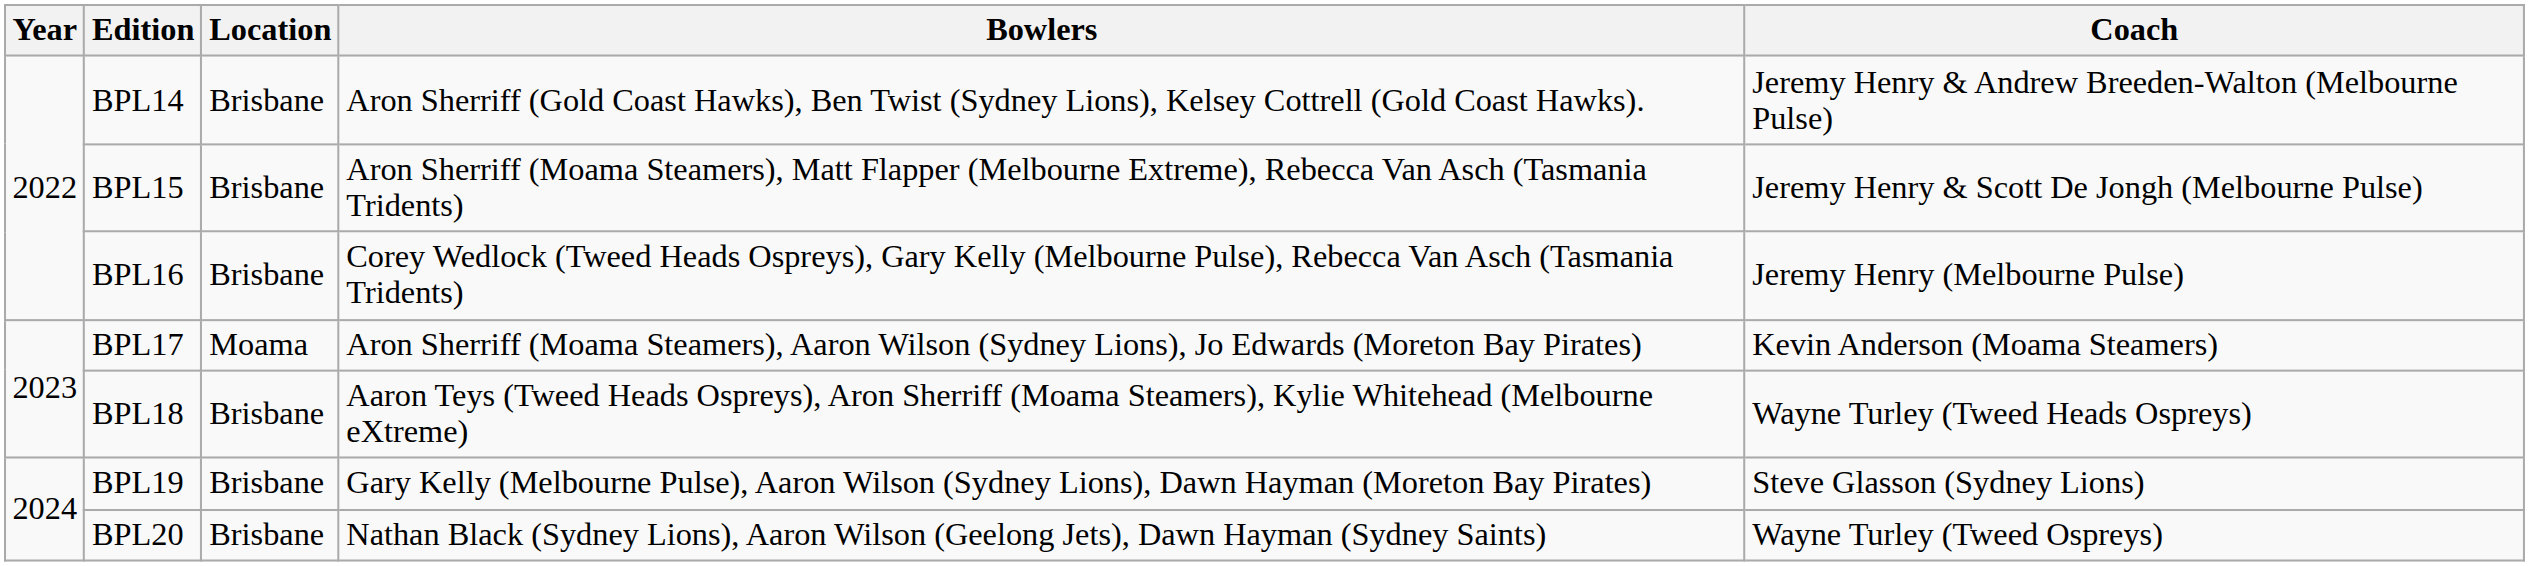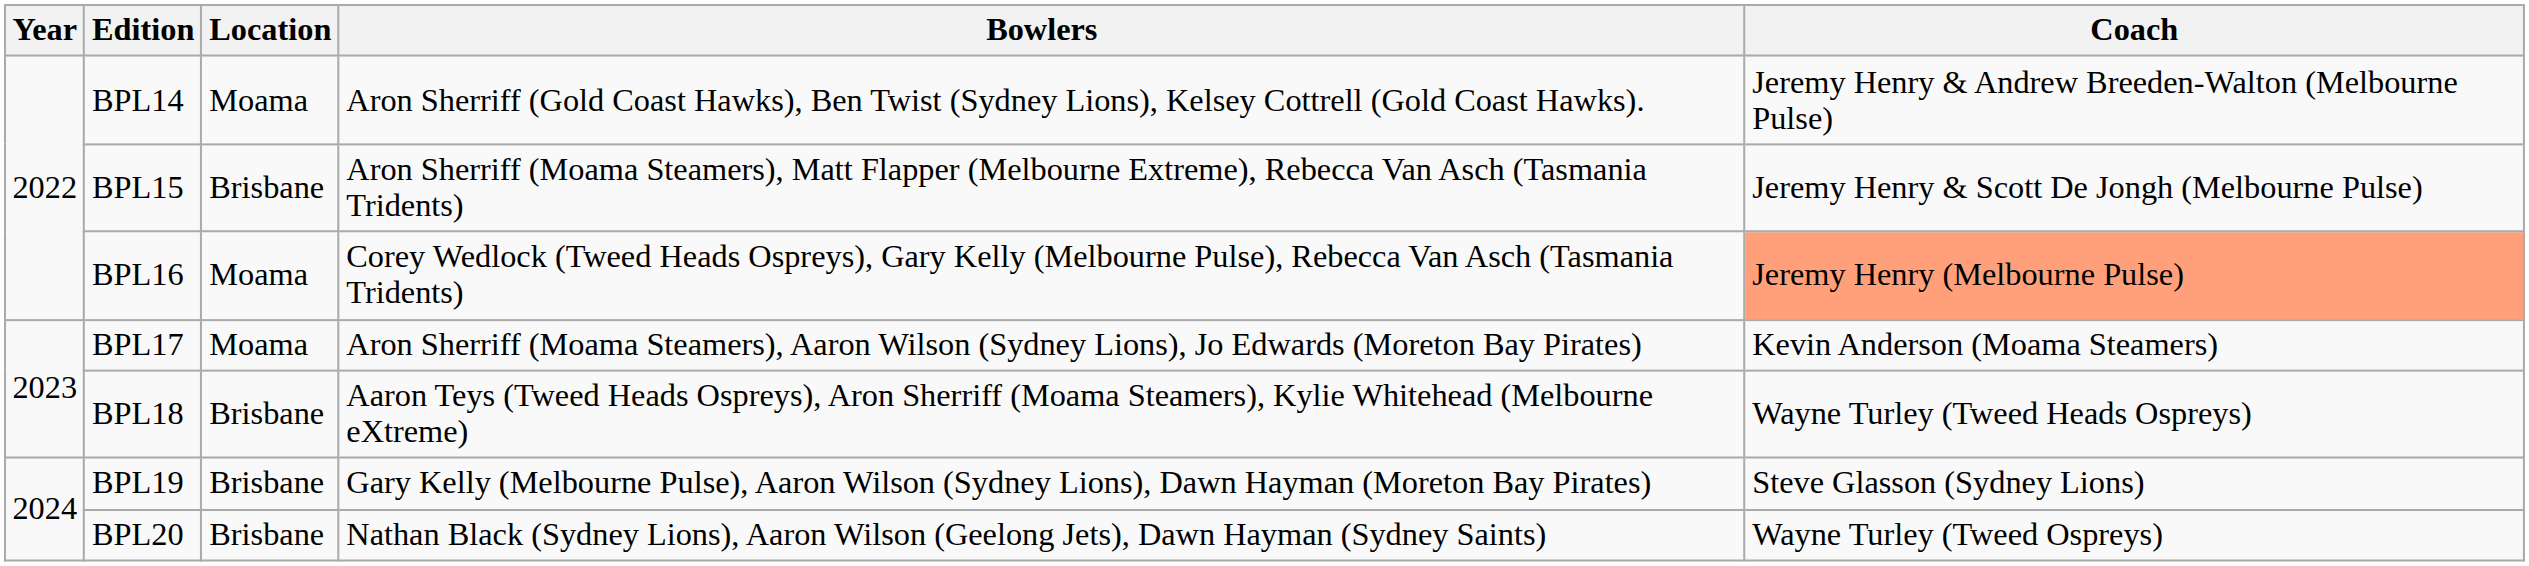(267, 99) Brisbane -> (259, 99) Moama
(267, 274) Brisbane -> (259, 274) Moama
(1968, 274) no background -> (1968, 274) lightsalmon background
